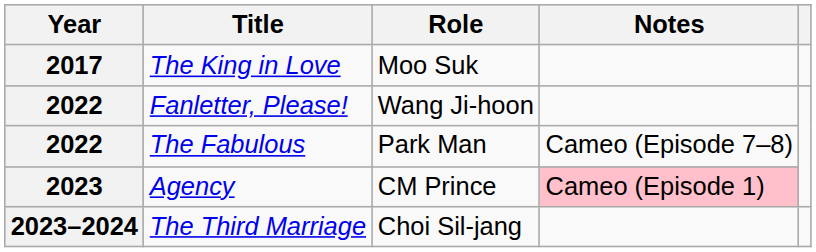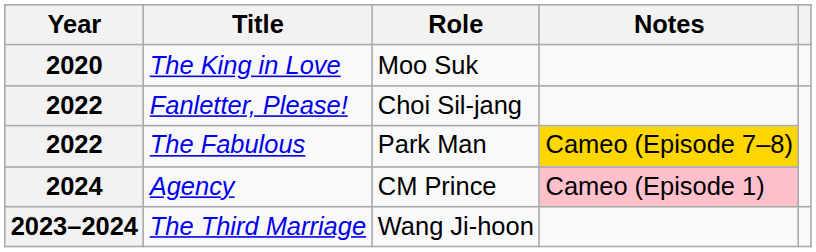(74, 65) 2017 -> (74, 65) 2020
(456, 105) Wang Ji-hoon -> (450, 105) Choi Sil-jang
(669, 145) no background -> (669, 145) gold background
(74, 186) 2023 -> (74, 186) 2024
(450, 226) Choi Sil-jang -> (456, 226) Wang Ji-hoon
